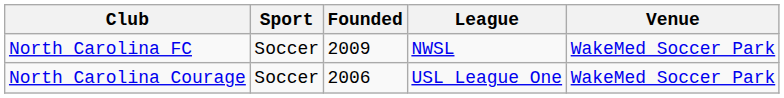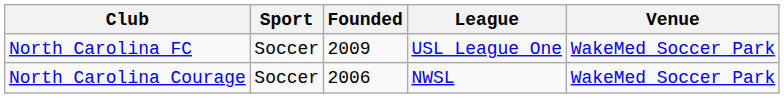(433, 49) NWSL -> (487, 49) USL League One
(487, 78) USL League One -> (433, 78) NWSL
